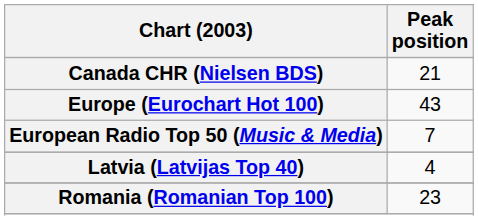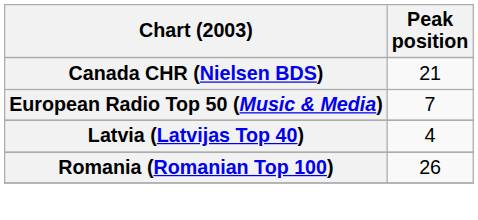- row: (196, 104)
(430, 198) 23 -> (430, 167) 26
